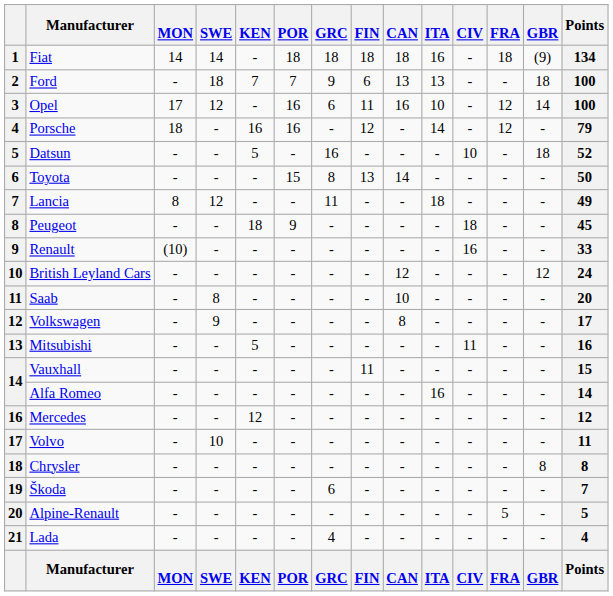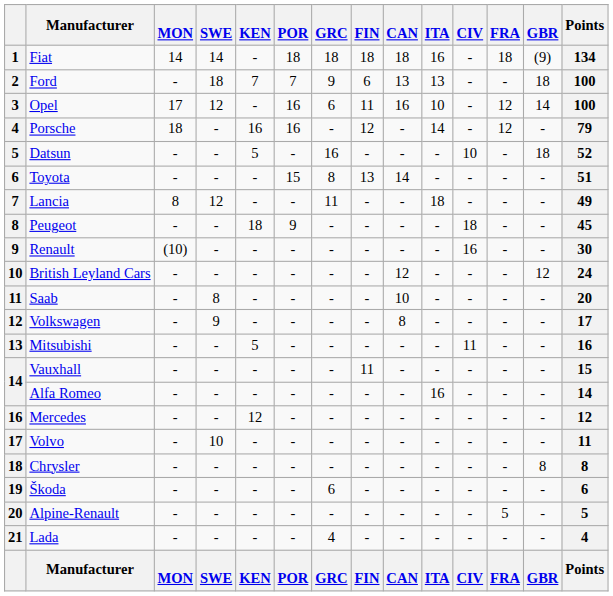(585, 177) 50 -> (585, 177) 51
(585, 249) 33 -> (585, 249) 30
(585, 489) 7 -> (585, 489) 6
